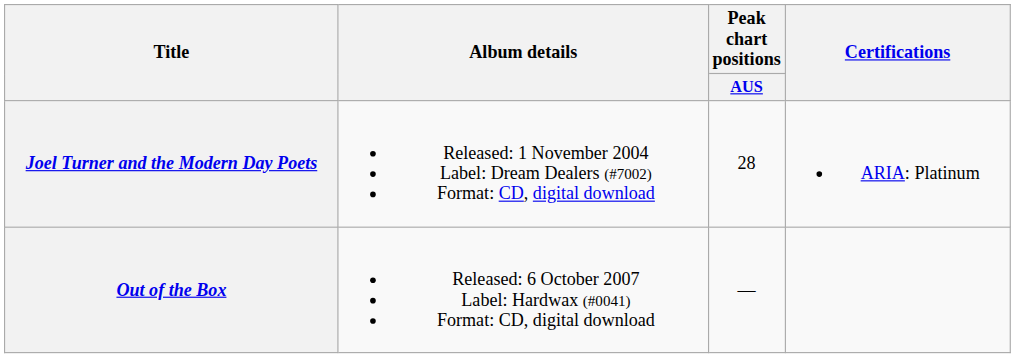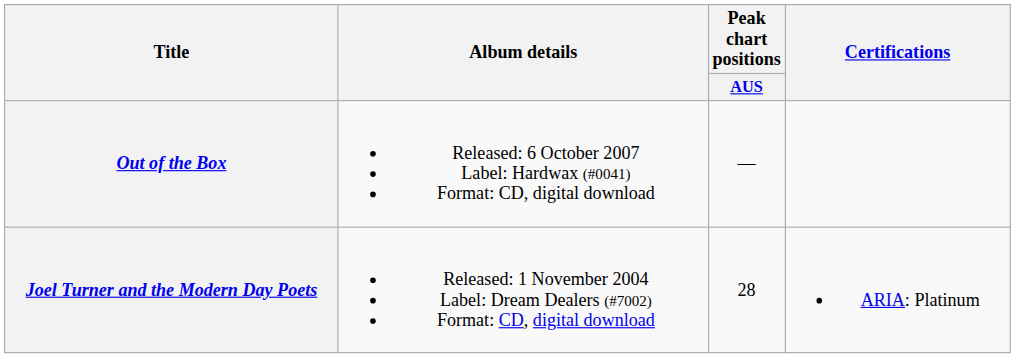rows swapped: (171, 163) <-> (171, 289)
